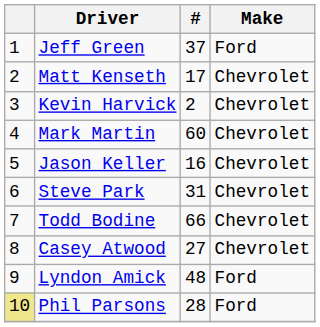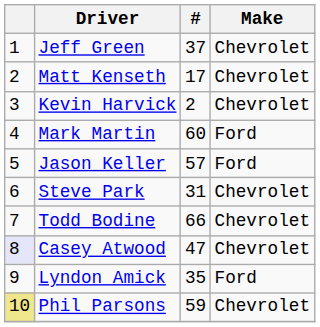(236, 48) Ford -> (262, 48) Chevrolet
(262, 134) Chevrolet -> (236, 134) Ford
(195, 163) 16 -> (195, 163) 57
(262, 163) Chevrolet -> (236, 163) Ford
(14, 250) no background -> (14, 250) lavender background
(195, 250) 27 -> (195, 250) 47
(195, 278) 48 -> (195, 278) 35
(195, 307) 28 -> (195, 307) 59
(236, 307) Ford -> (262, 307) Chevrolet
